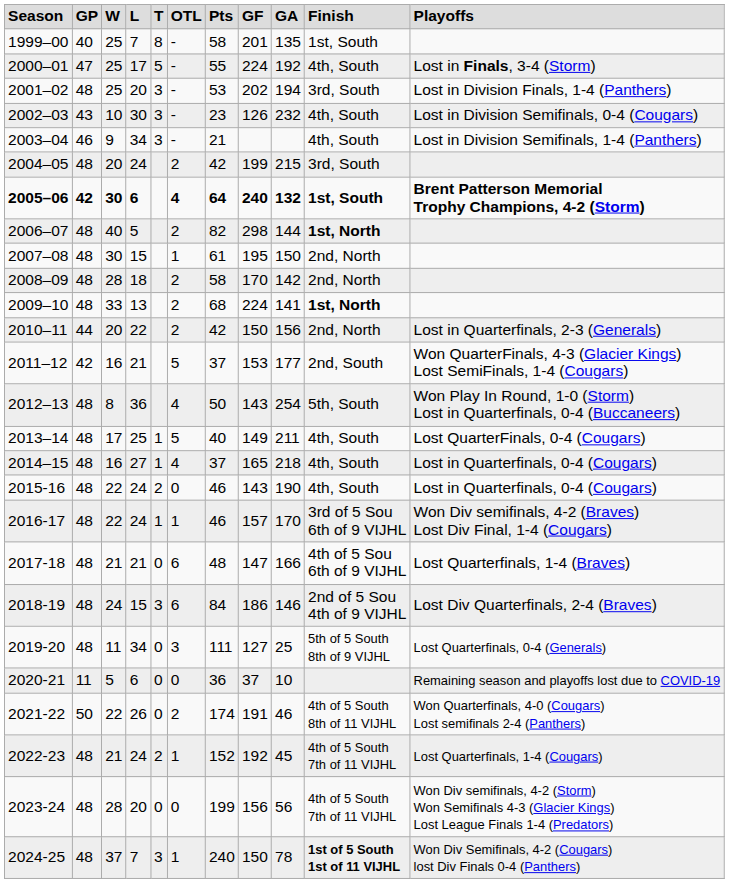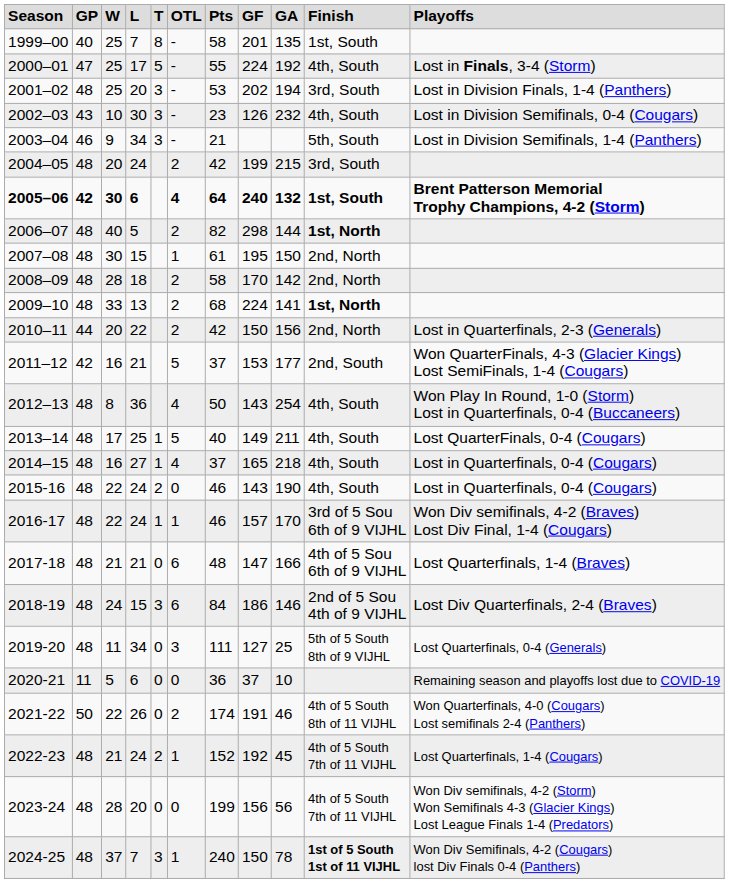(343, 139) 4th, South -> (343, 139) 5th, South
(343, 405) 5th, South -> (343, 405) 4th, South
